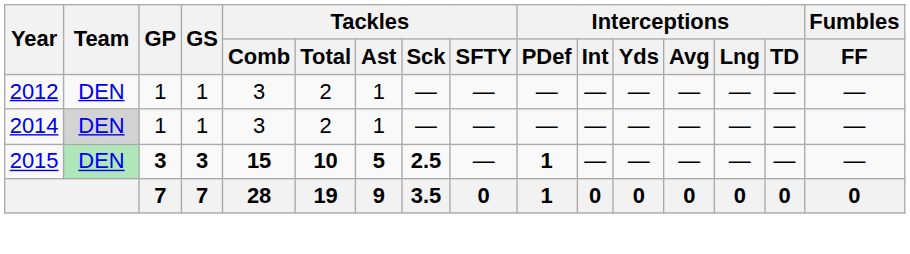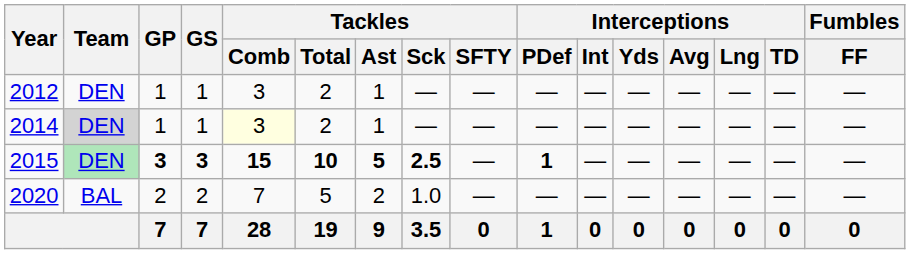(259, 126) no background -> (259, 126) lightyellow background
+ row: (34, 195)
